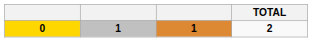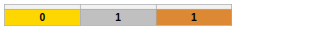- column: (270, 13)
